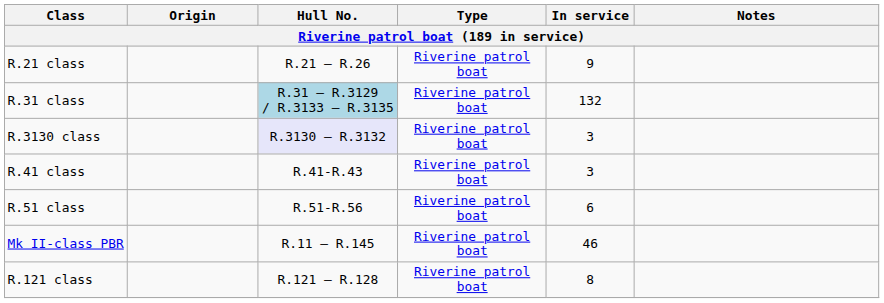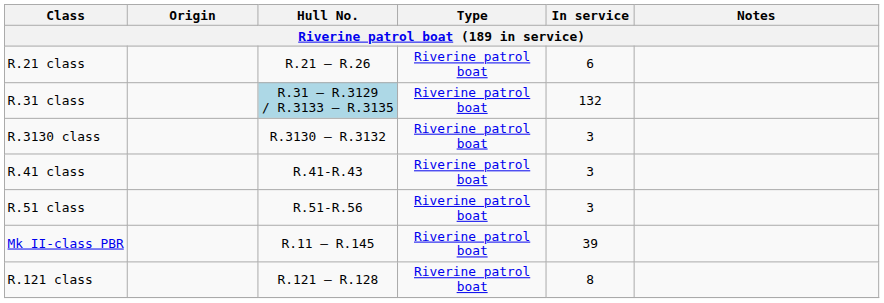(590, 64) 9 -> (590, 64) 6
(328, 136) lavender background -> (328, 136) no background
(590, 208) 6 -> (590, 208) 3
(590, 243) 46 -> (590, 243) 39
